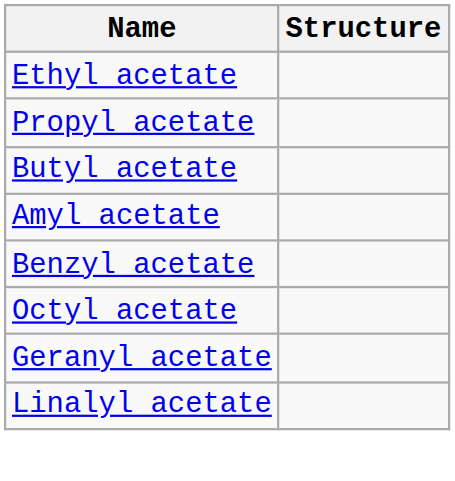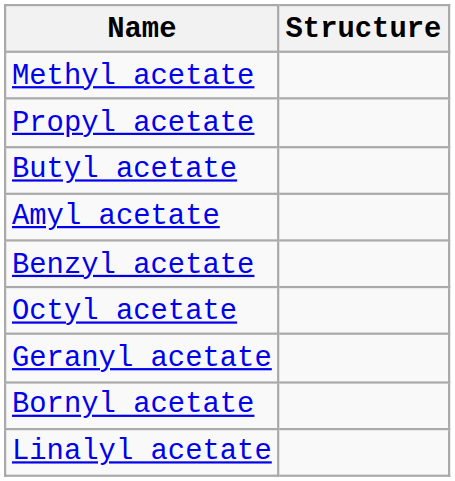+ row: (133, 76)
- row: (125, 76)
+ row: (133, 405)
